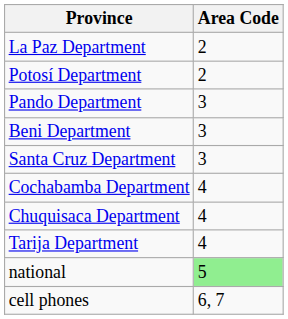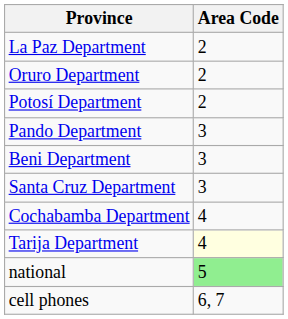+ row: (74, 74)
- row: (94, 215)
(202, 243) no background -> (202, 243) lightyellow background
